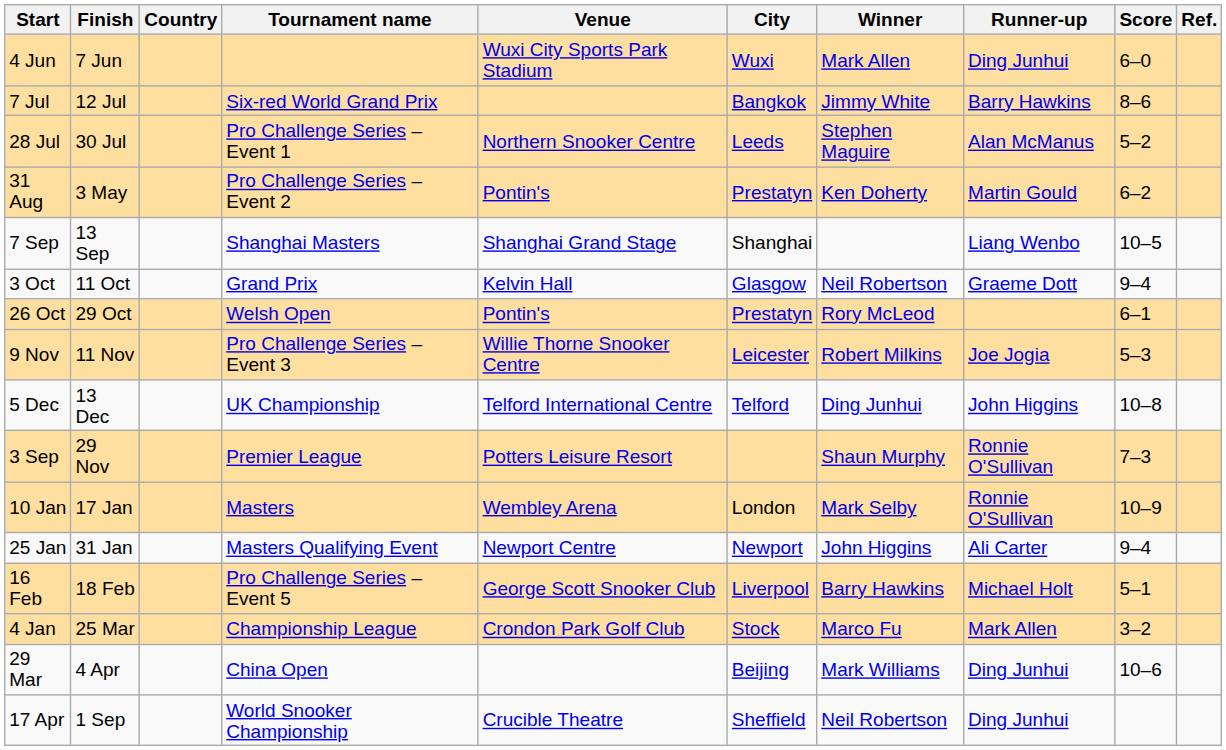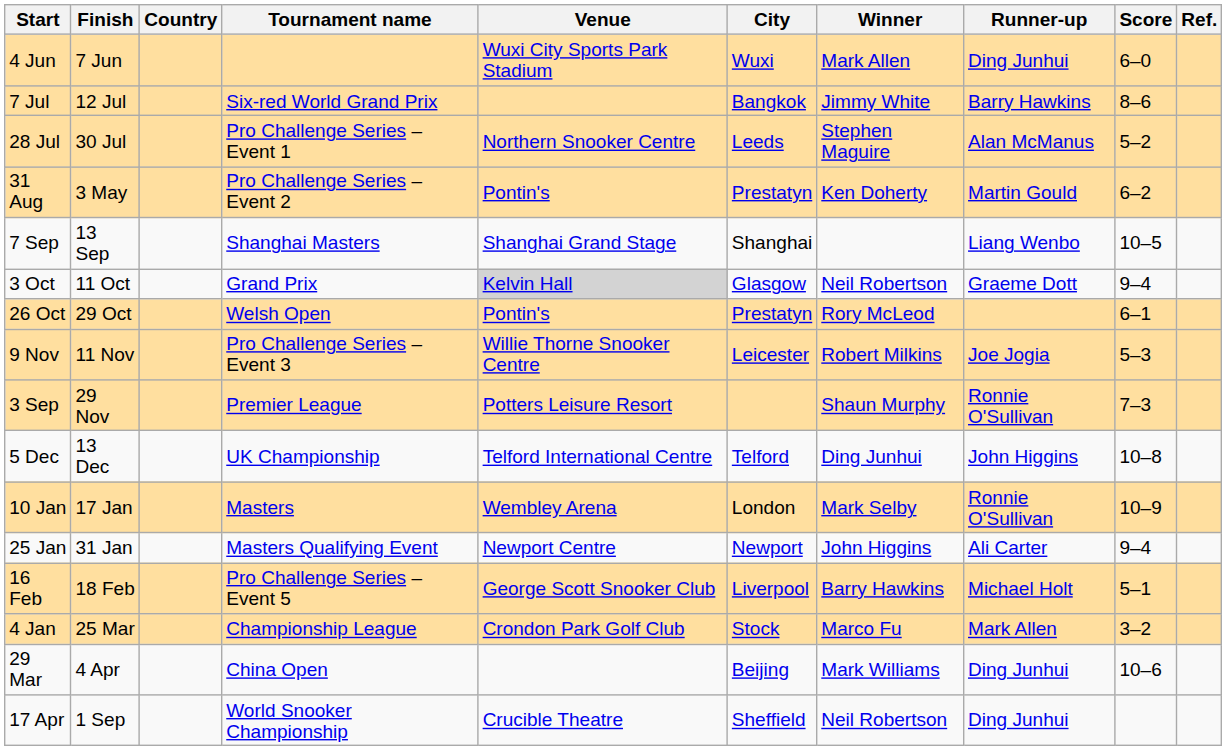(528, 283) no background -> (528, 283) lightgrey background
rows swapped: (34, 456) <-> (34, 405)
